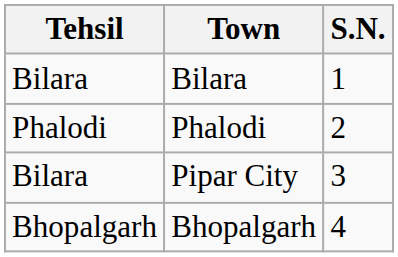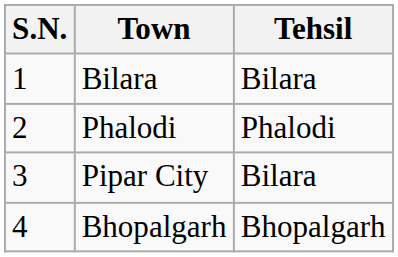columns swapped: (358, 29) <-> (85, 29)
